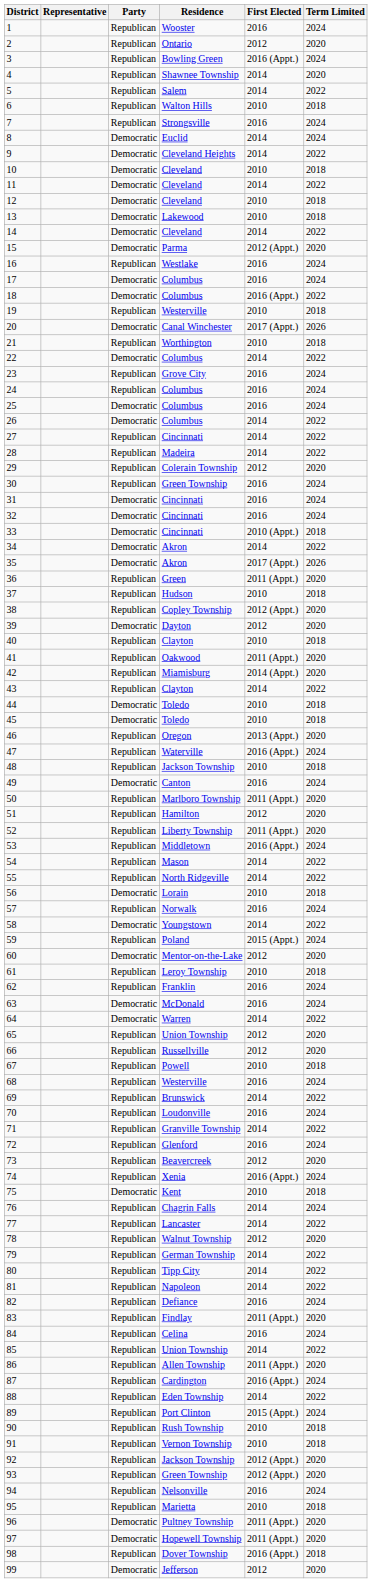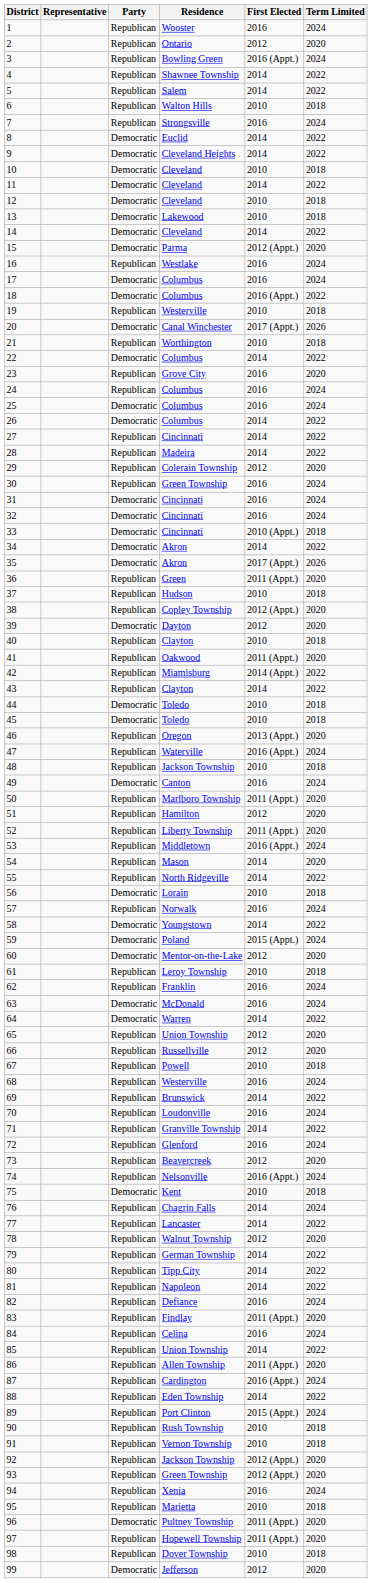(316, 75) 2020 -> (316, 75) 2022
(316, 138) 2024 -> (316, 138) 2022
(316, 374) 2024 -> (316, 374) 2020
(316, 673) 2020 -> (316, 673) 2022
(316, 861) 2022 -> (316, 861) 2020
(133, 940) Republican -> (134, 940) Democratic
(174, 1176) Xenia -> (185, 1176) Nelsonville
(185, 1491) Nelsonville -> (174, 1491) Xenia
(134, 1538) Democratic -> (133, 1538) Republican
(273, 1554) 2016 (Appt.) -> (257, 1554) 2010
